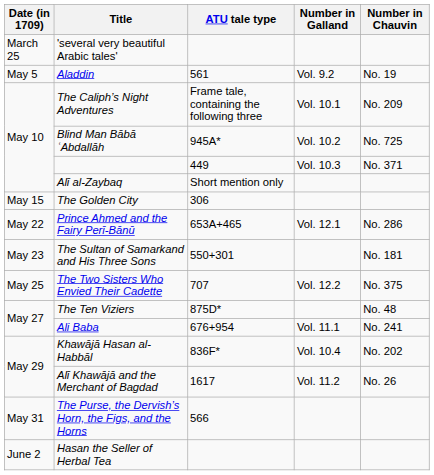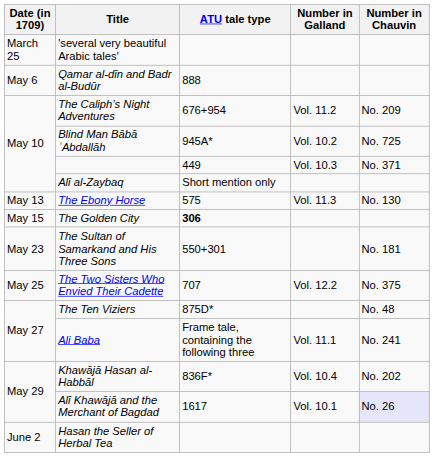- row: (76, 74)
+ row: (115, 80)
(226, 104) Frame tale, containing the following three -> (204, 110) 676+954
(319, 104) Vol. 10.1 -> (315, 110) Vol. 11.2
+ row: (102, 200)
(199, 200) normal -> (192, 218) bold
- row: (112, 224)
(212, 327) 676+954 -> (218, 339) Frame tale, containing the following three
(318, 381) Vol. 11.2 -> (315, 406) Vol. 10.1
(380, 381) no background -> (378, 406) lavender background
- row: (118, 418)
